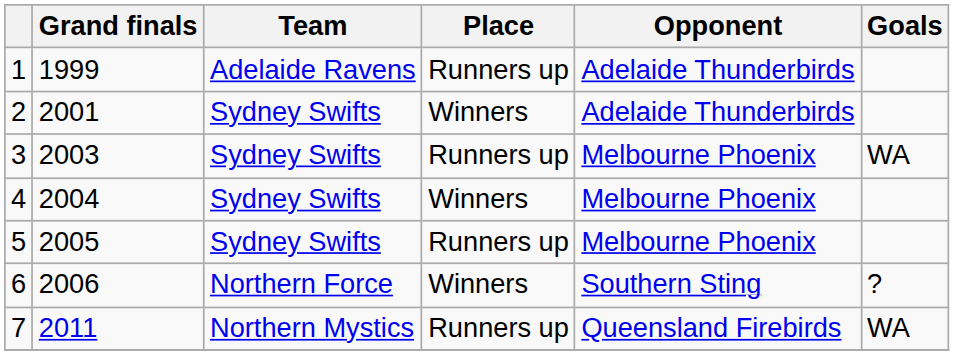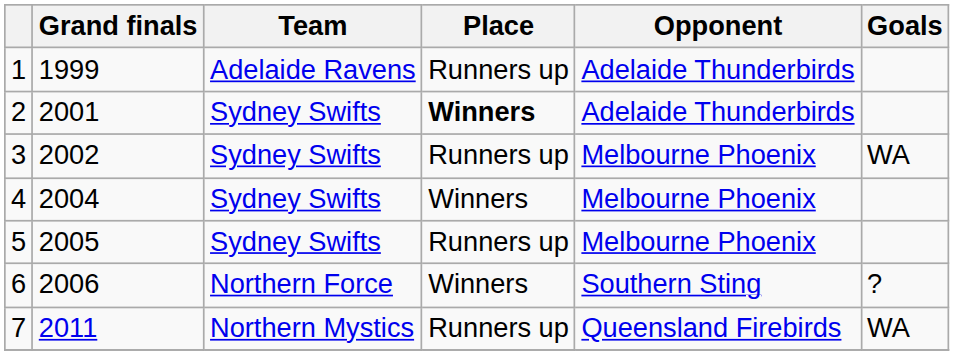(478, 112) normal -> (482, 112) bold
(69, 155) 2003 -> (69, 155) 2002
